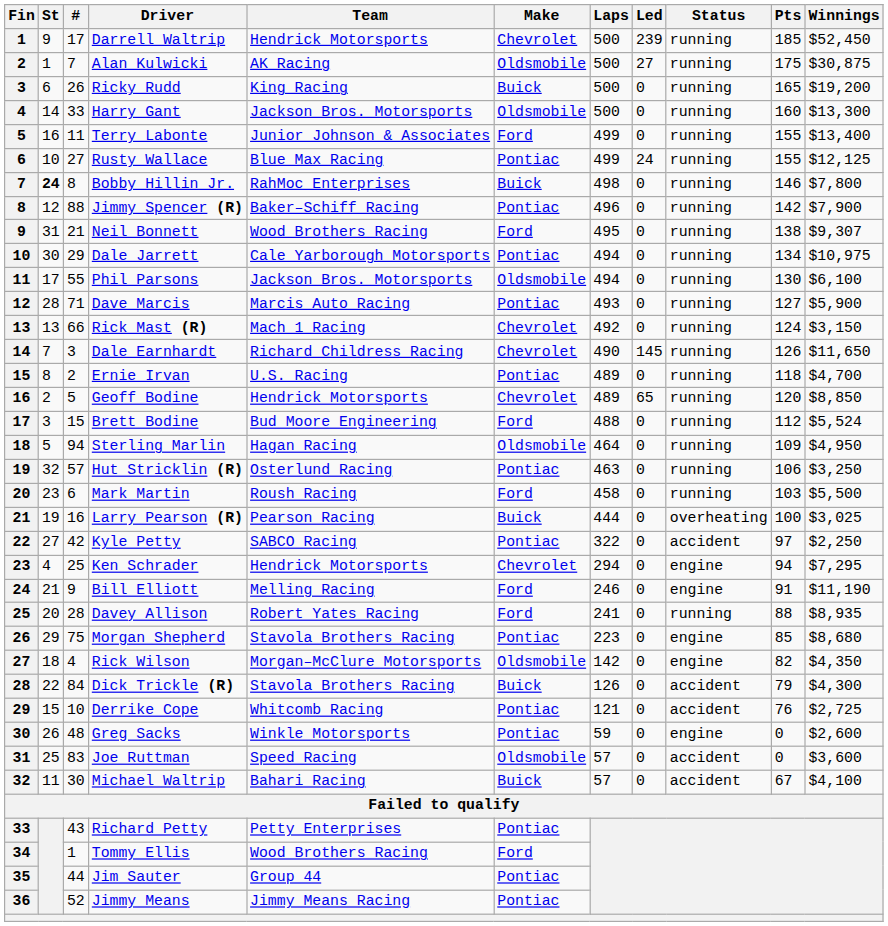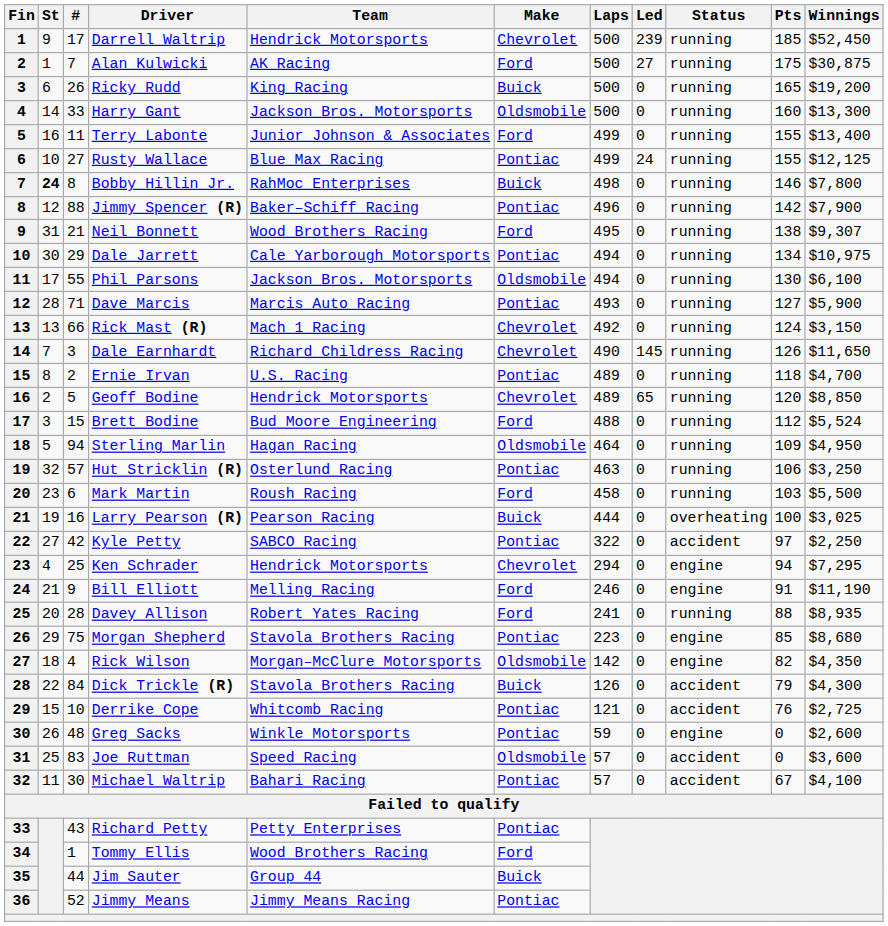(542, 65) Oldsmobile -> (515, 65) Ford
(519, 783) Buick -> (528, 783) Pontiac
(528, 878) Pontiac -> (519, 878) Buick
